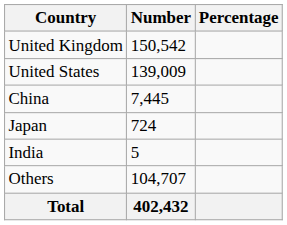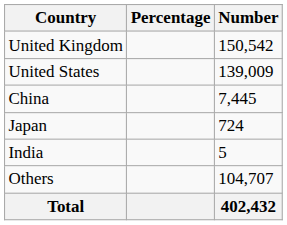columns swapped: (161, 17) <-> (239, 17)
